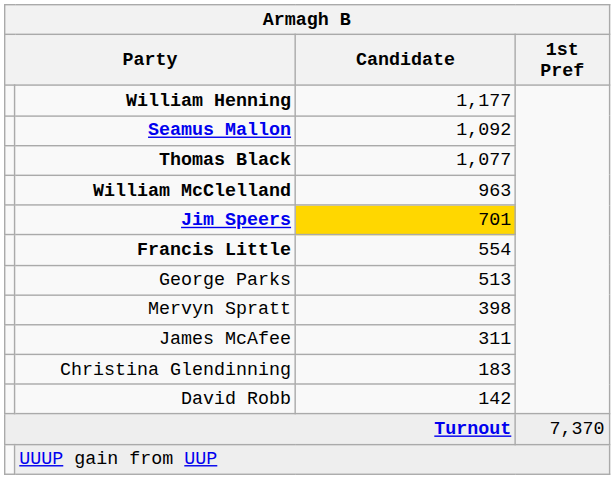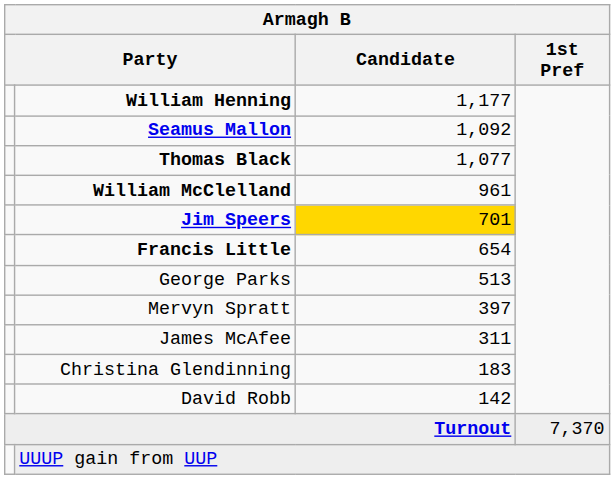(495, 190) 963 -> (495, 190) 961
(495, 250) 554 -> (495, 250) 654
(495, 310) 398 -> (495, 310) 397
